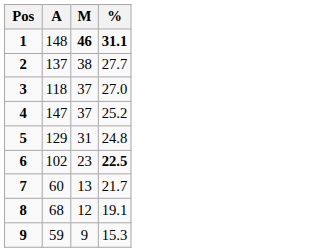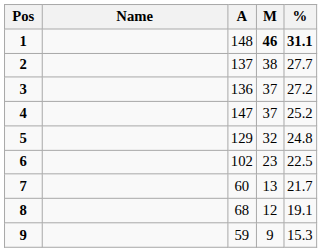+ column: (135, 17)
(56, 89) 118 -> (242, 89) 136
(114, 89) 27.0 -> (300, 89) 27.2
(85, 138) 31 -> (270, 138) 32
(114, 162) bold -> (300, 162) normal
